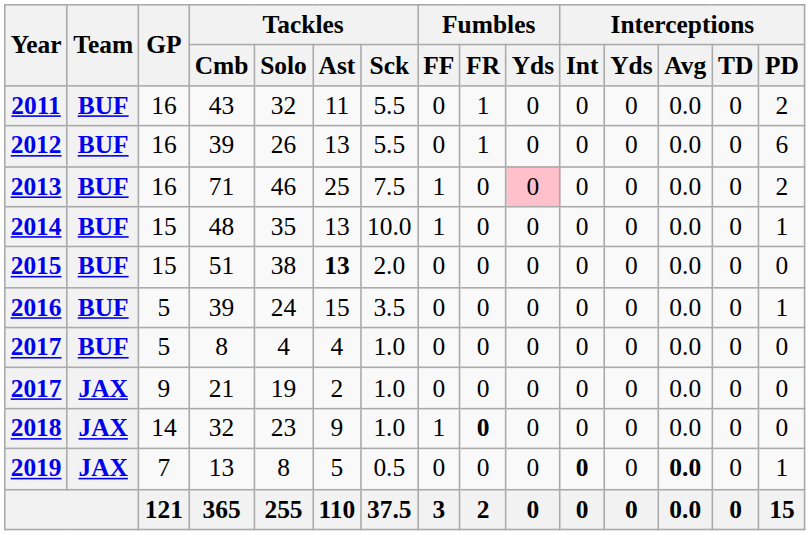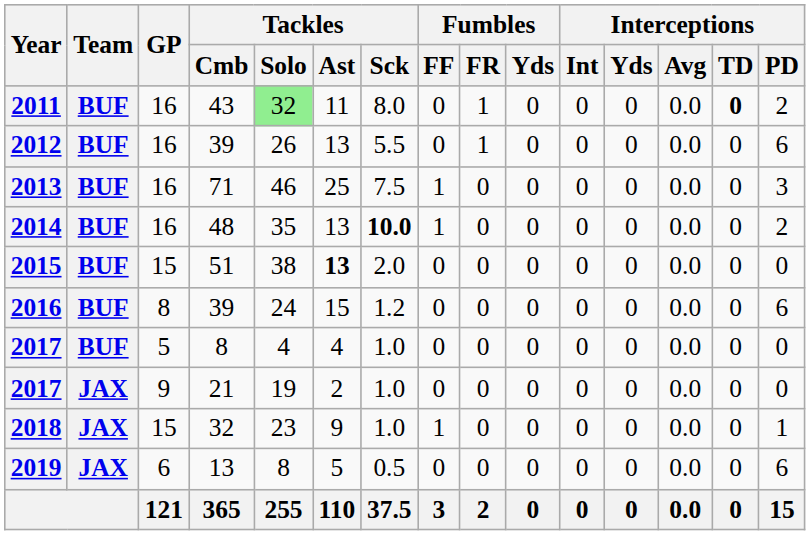(283, 105) no background -> (283, 105) lightgreen background
(389, 105) 5.5 -> (389, 105) 8.0
(736, 105) normal -> (736, 105) bold
(533, 186) pink background -> (533, 186) no background
(782, 186) 2 -> (782, 186) 3
(164, 226) 15 -> (164, 226) 16
(389, 226) normal -> (389, 226) bold
(782, 226) 1 -> (782, 226) 2
(164, 307) 5 -> (164, 307) 8
(389, 307) 3.5 -> (389, 307) 1.2
(782, 307) 1 -> (782, 307) 6
(164, 428) 14 -> (164, 428) 15
(483, 428) bold -> (483, 428) normal
(782, 428) 0 -> (782, 428) 1
(164, 468) 7 -> (164, 468) 6
(582, 468) bold -> (582, 468) normal
(685, 468) bold -> (685, 468) normal
(782, 468) 1 -> (782, 468) 6
